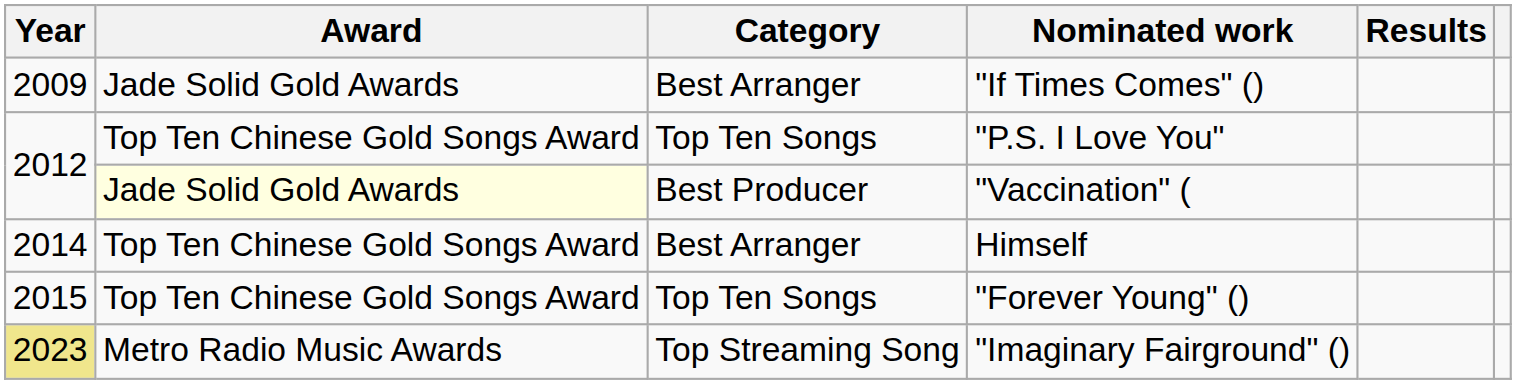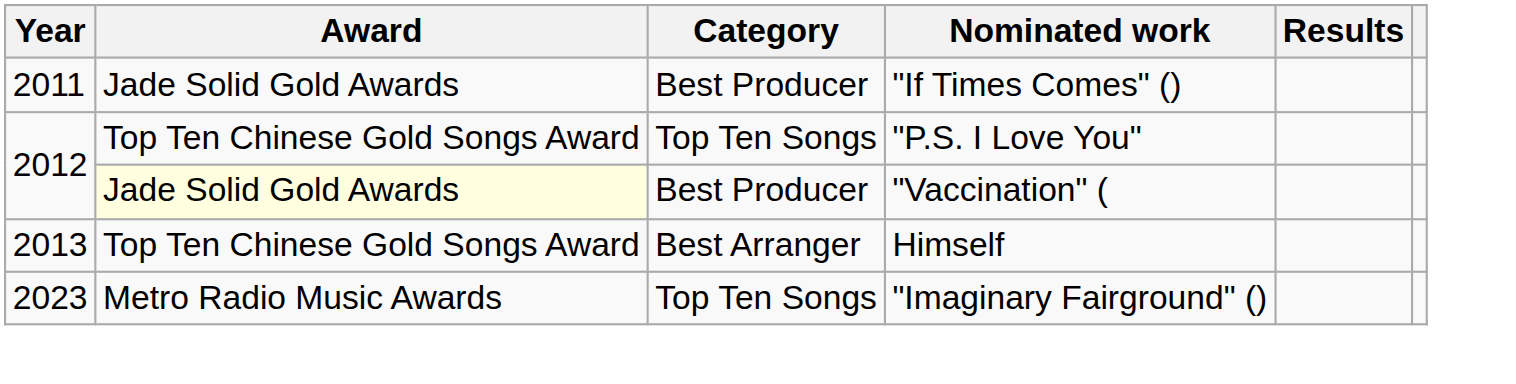(50, 84) 2009 -> (49, 84) 2011
(758, 84) Best Arranger -> (762, 84) Best Producer
(50, 244) 2014 -> (50, 244) 2013
- row: (1112, 297)
(50, 350) khaki background -> (50, 297) no background
(807, 350) Top Streaming Song -> (766, 297) Top Ten Songs
